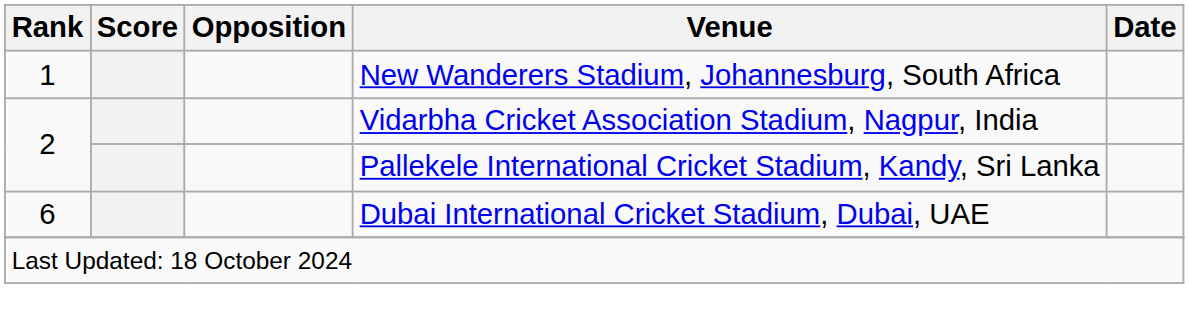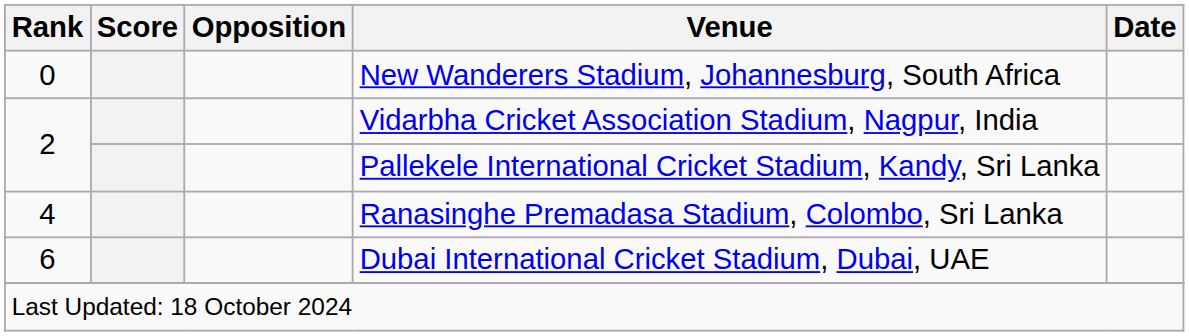(47, 74) 1 -> (47, 74) 0
+ row: (711, 213)
